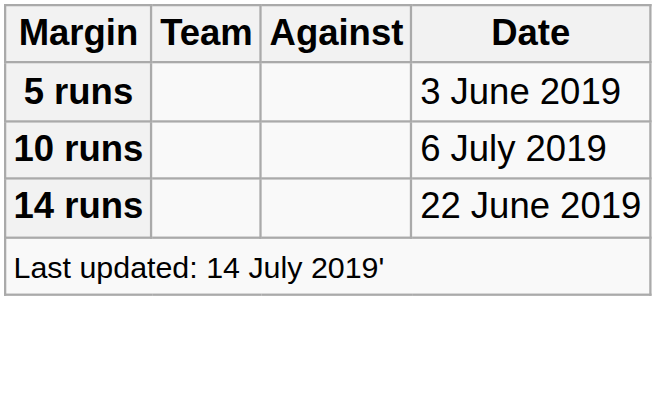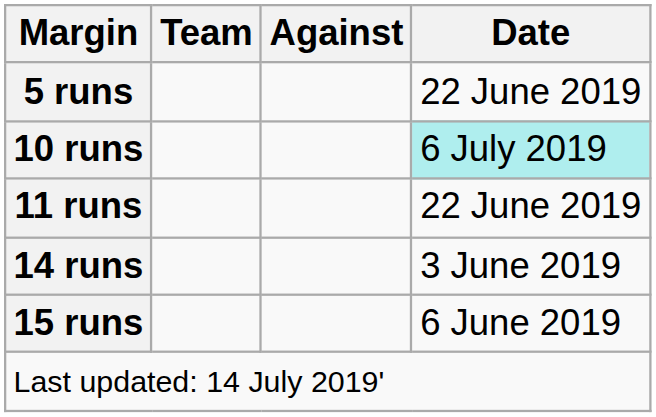(521, 91) 3 June 2019 -> (531, 91) 22 June 2019
(513, 149) no background -> (513, 149) paleturquoise background
+ row: (78, 206)
(531, 206) 22 June 2019 -> (521, 264) 3 June 2019
+ row: (78, 322)
